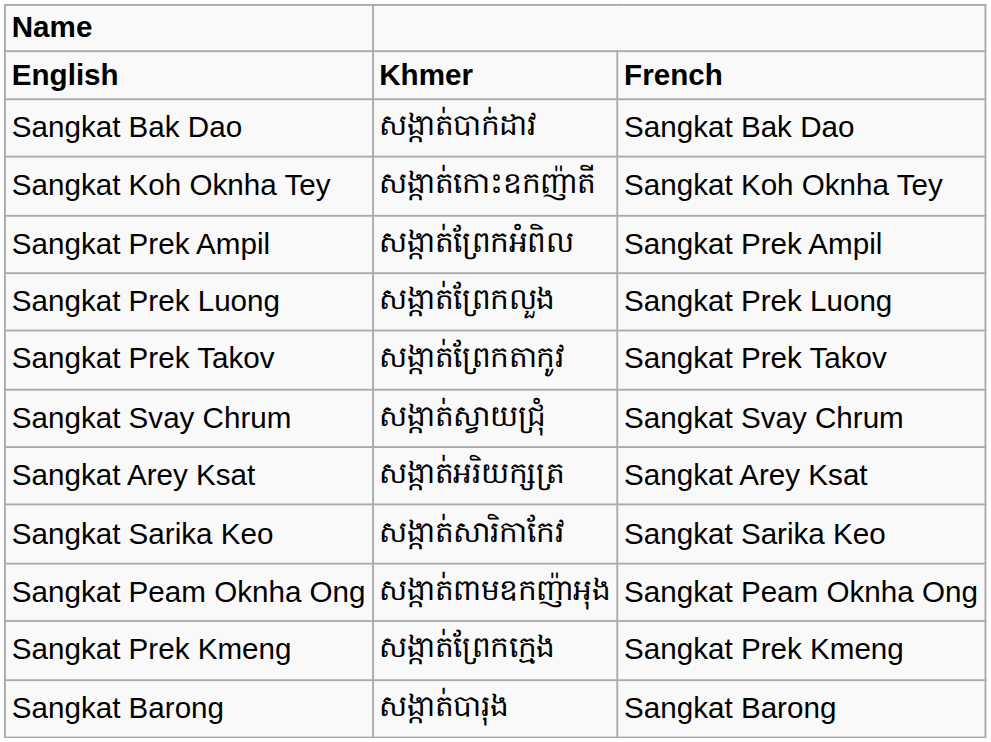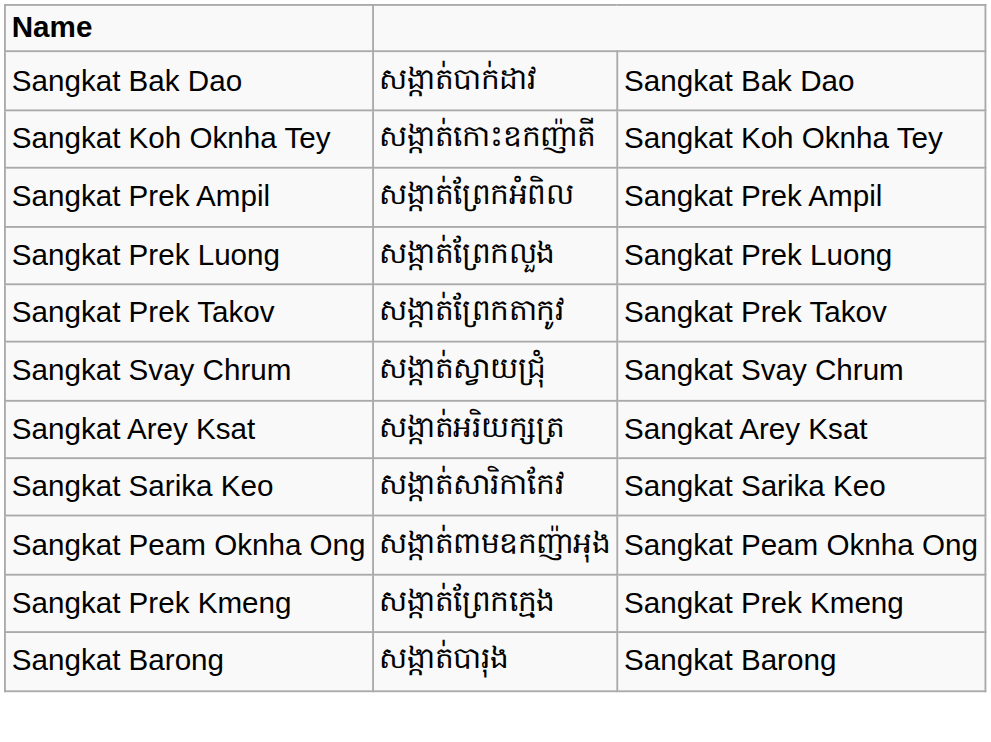- row: (65, 74)
